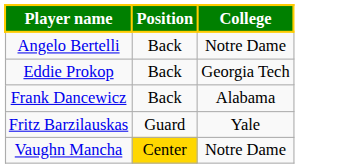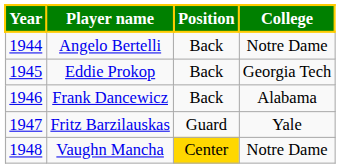+ column: (26, 18)
